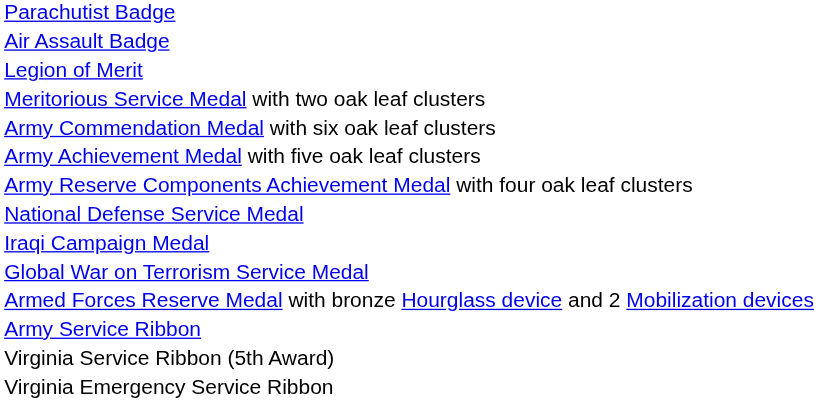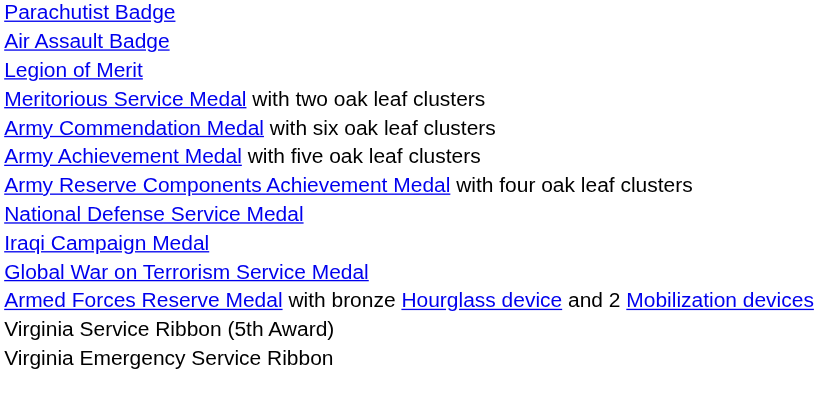- row: (103, 329)
